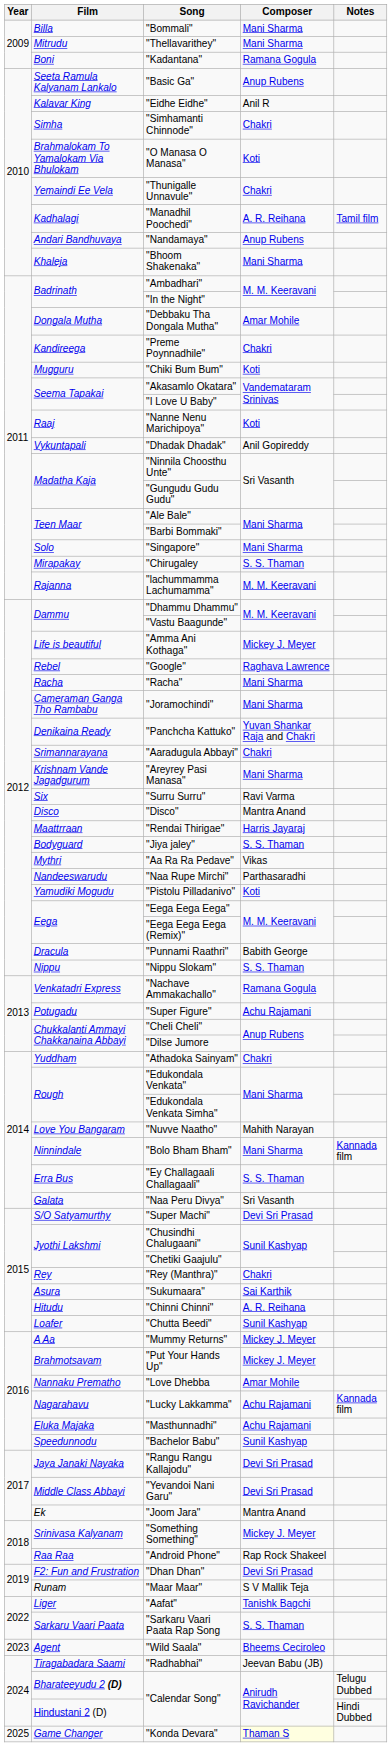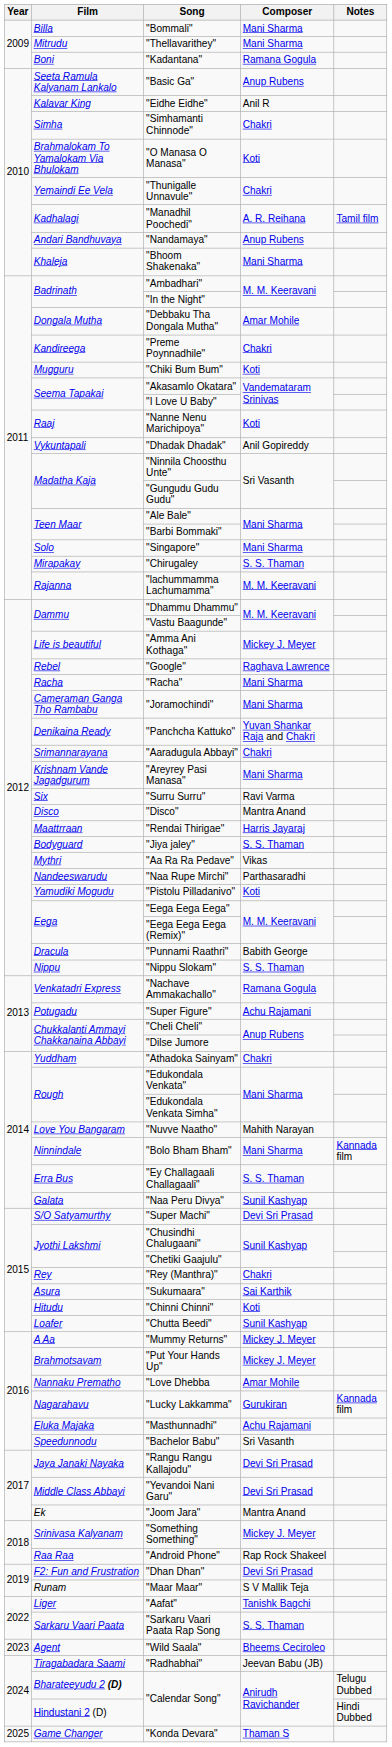(268, 1200) Sri Vasanth -> (275, 1200) Sunil Kashyap
(274, 1307) A. R. Reihana -> (251, 1307) Koti
(277, 1404) Achu Rajamani -> (265, 1404) Gurukiran
(275, 1442) Sunil Kashyap -> (268, 1442) Sri Vasanth
(266, 1734) lightyellow background -> (266, 1734) no background
